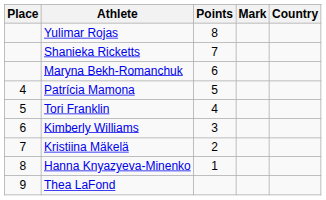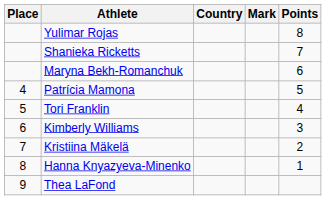columns swapped: (295, 14) <-> (215, 14)
